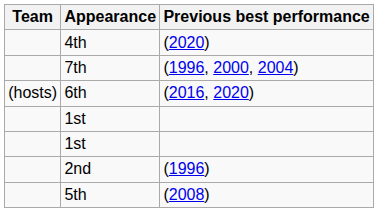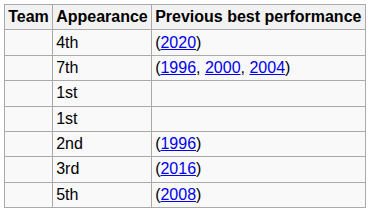- row: (76, 93)
+ row: (68, 169)
